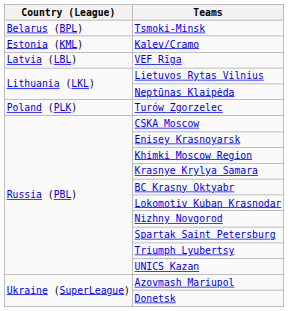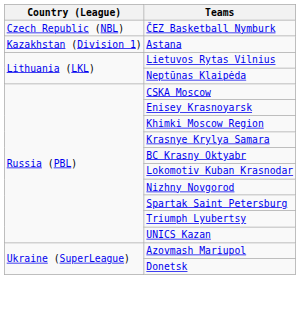- row: (170, 28)
+ row: (211, 28)
- row: (167, 44)
+ row: (164, 44)
- row: (158, 60)
- row: (179, 108)
